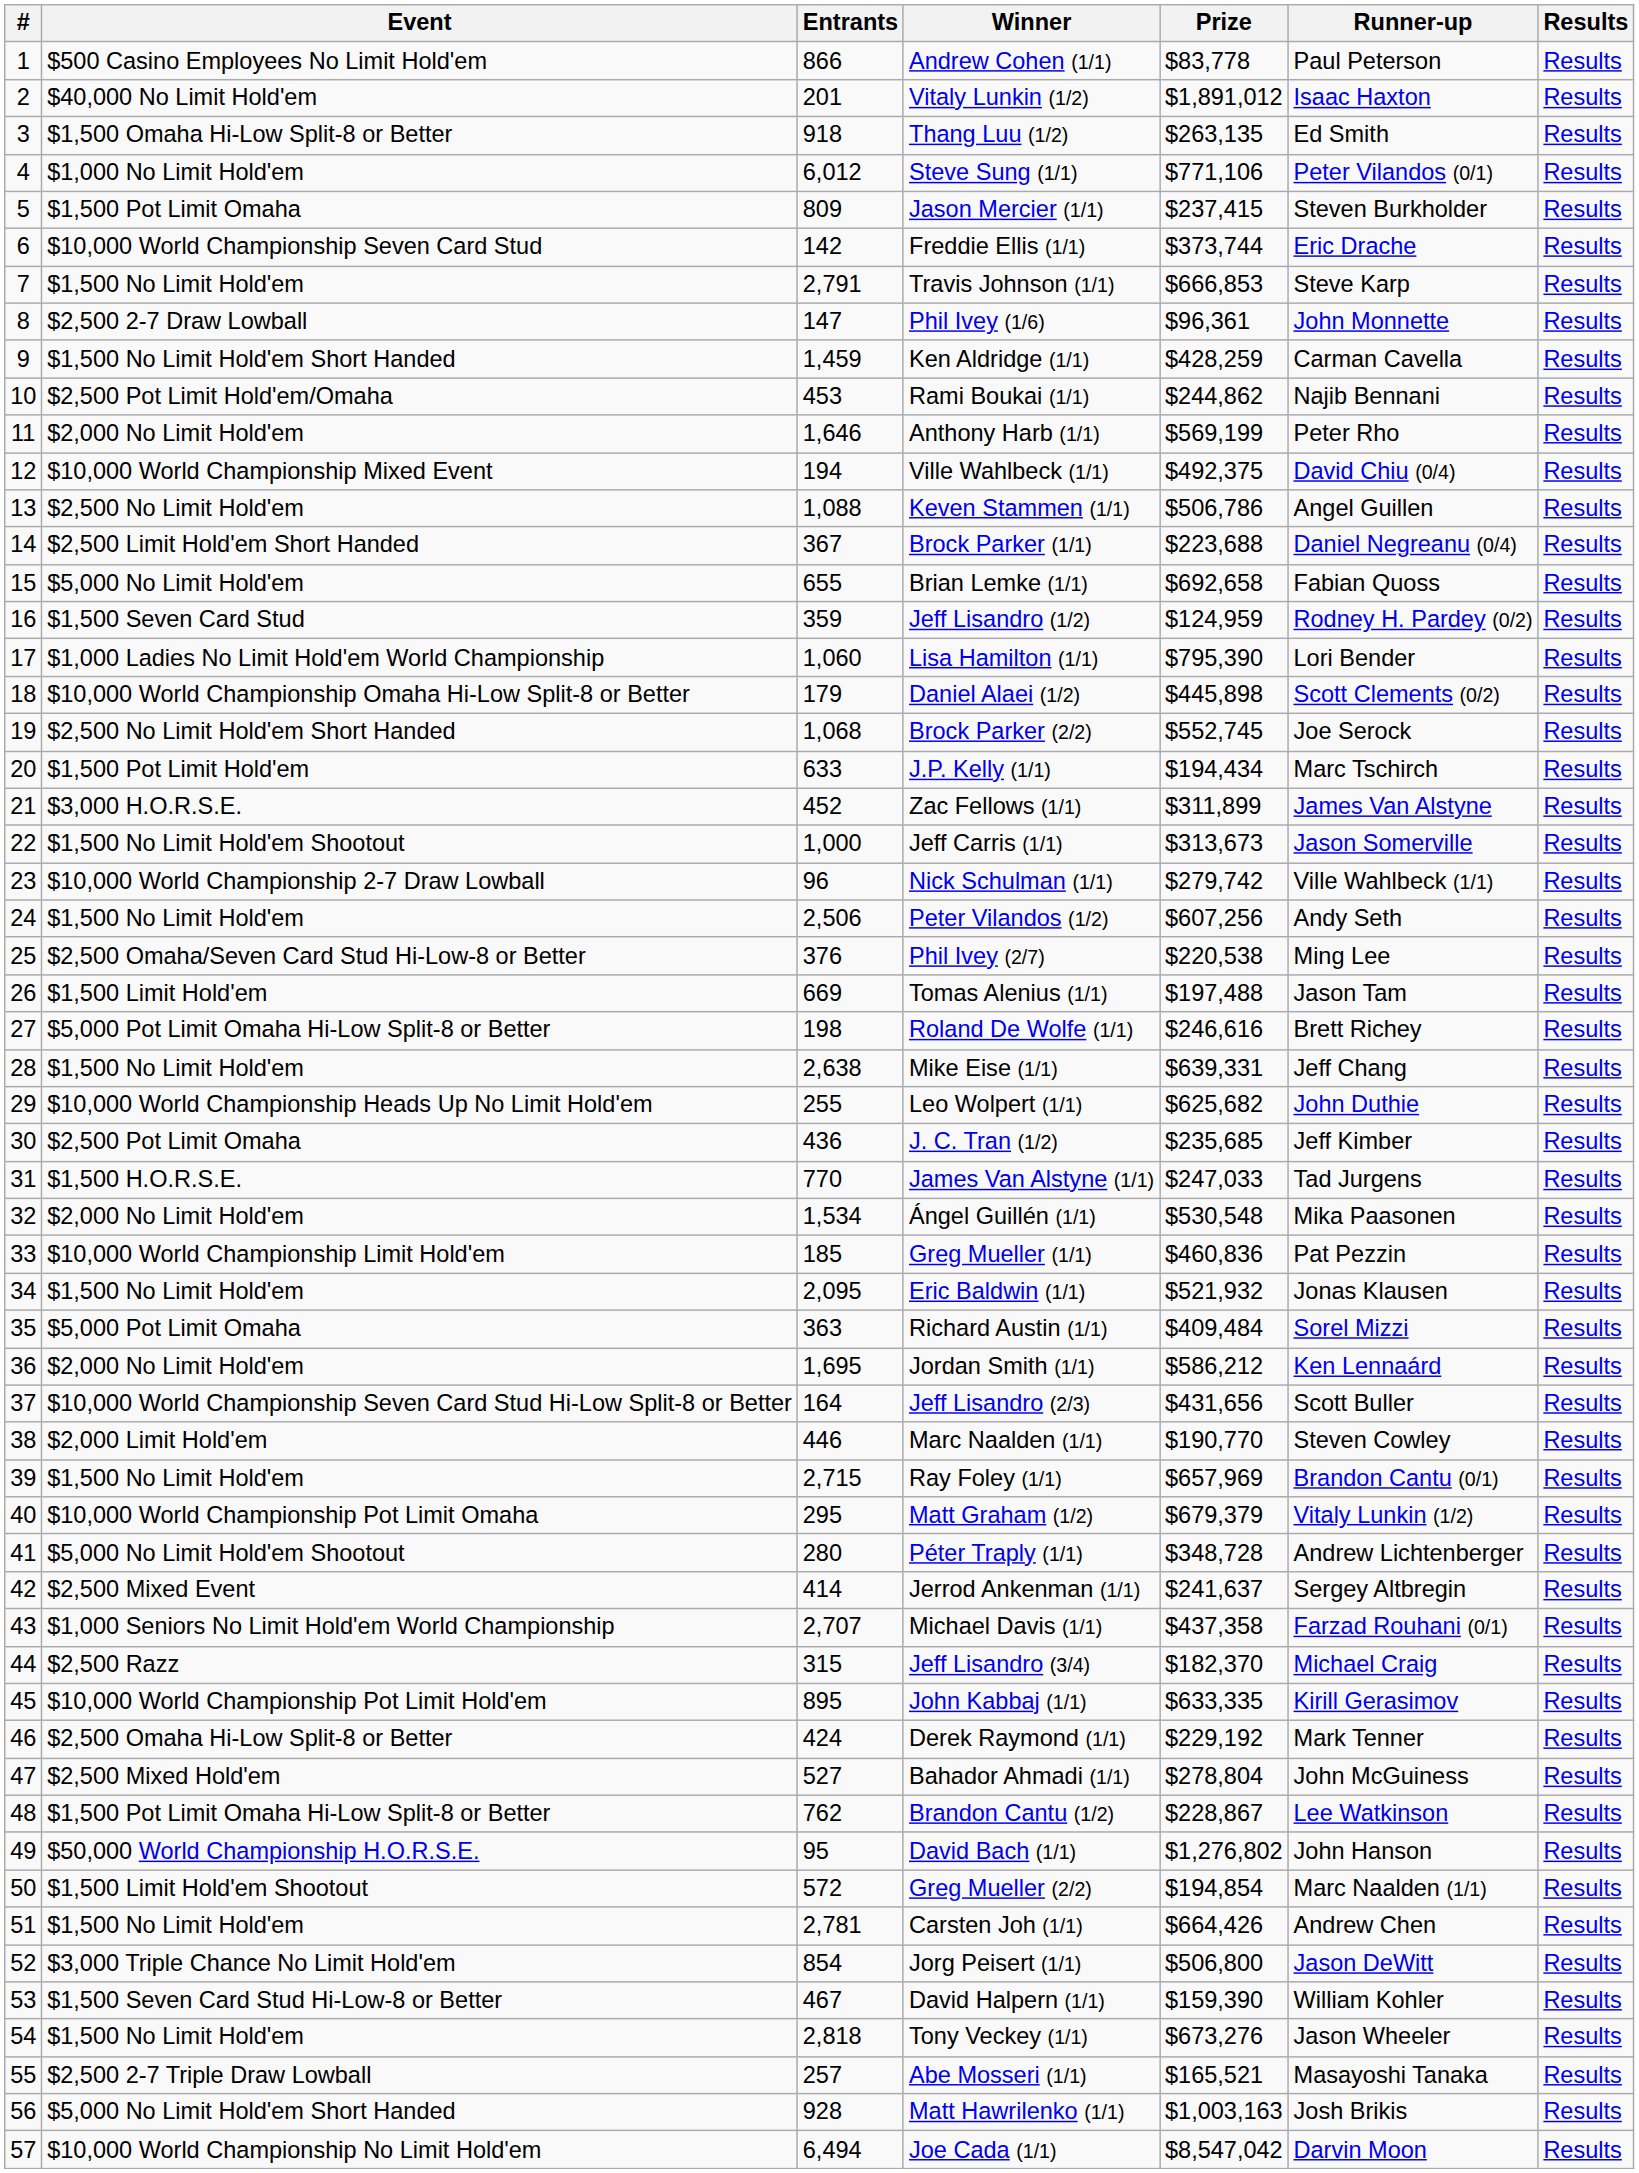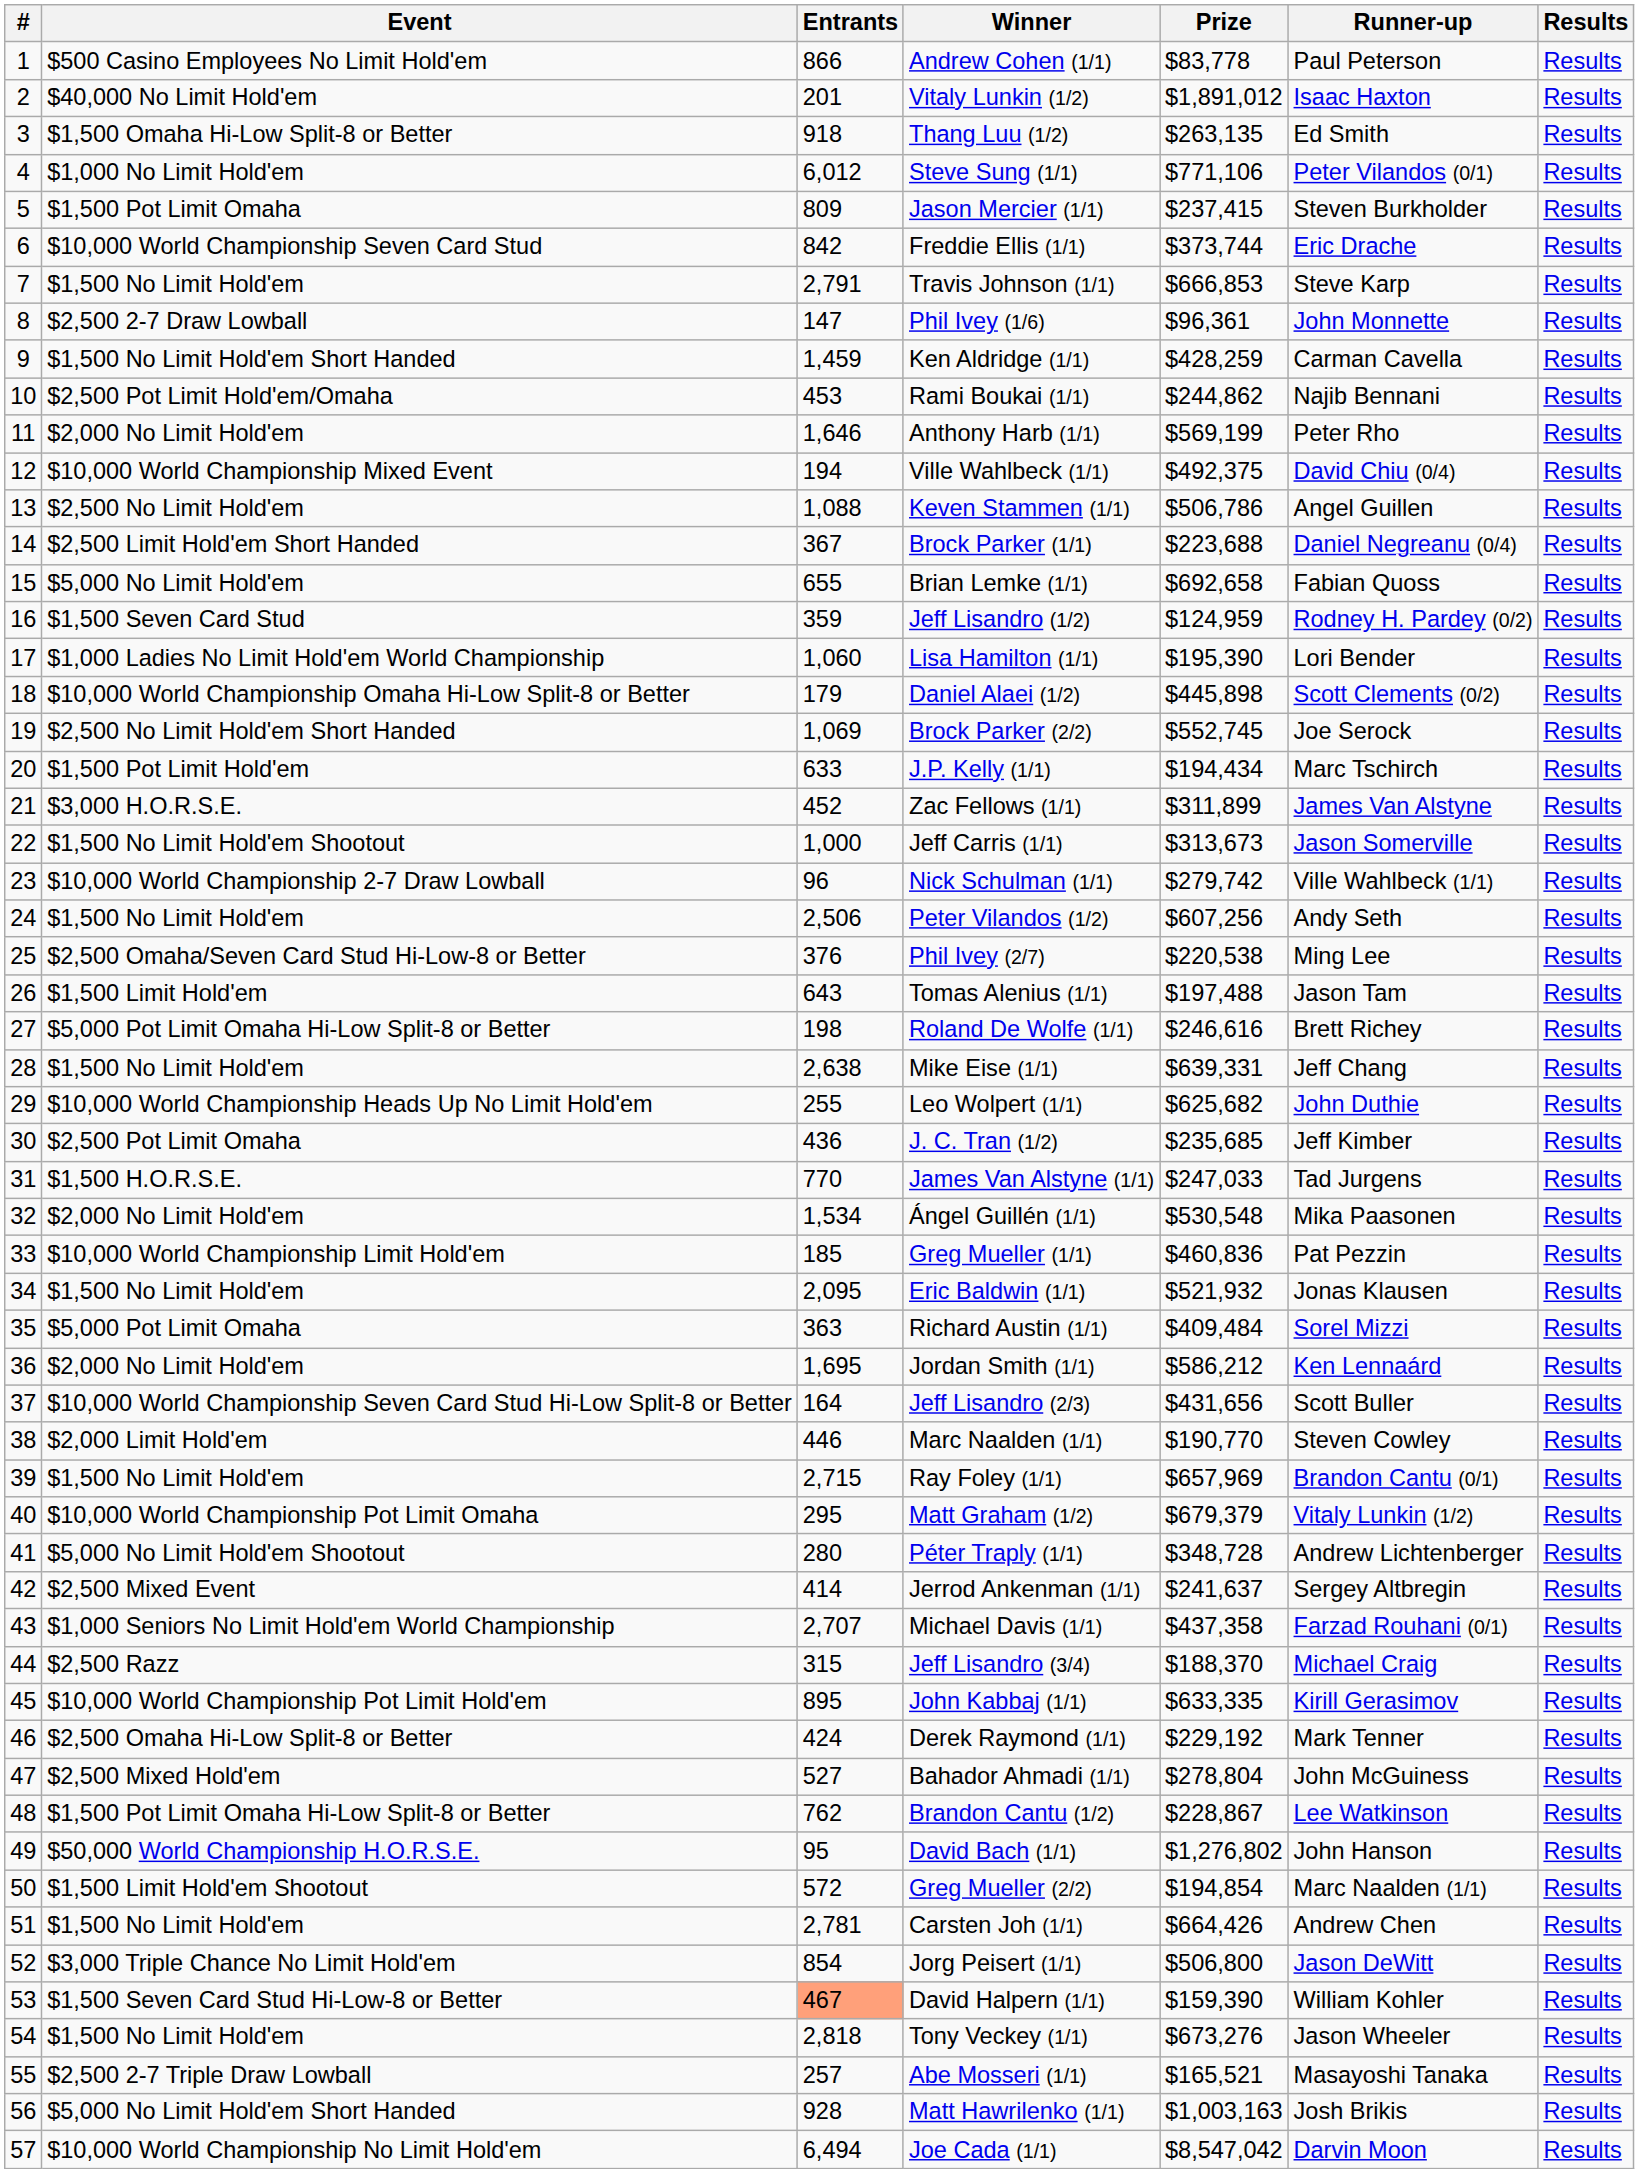(822, 246) 142 -> (822, 246) 842
(1214, 657) $795,390 -> (1214, 657) $195,390
(832, 731) 1,068 -> (832, 731) 1,069
(822, 992) 669 -> (822, 992) 643
(1214, 1664) $182,370 -> (1214, 1664) $188,370
(822, 2000) no background -> (822, 2000) lightsalmon background
